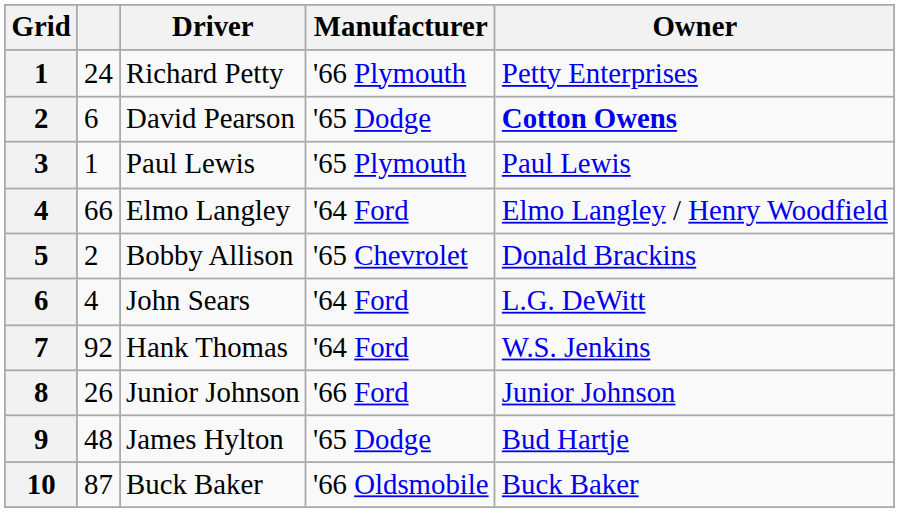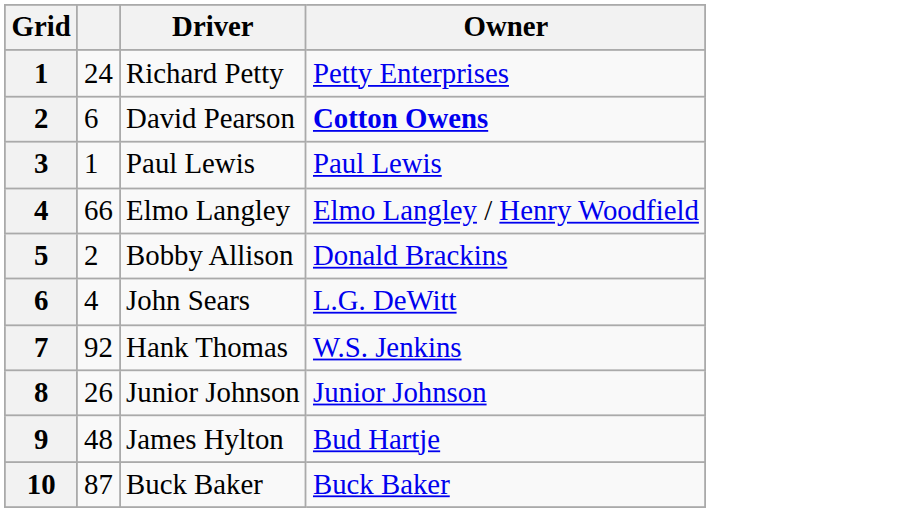- column: (401, 27)
